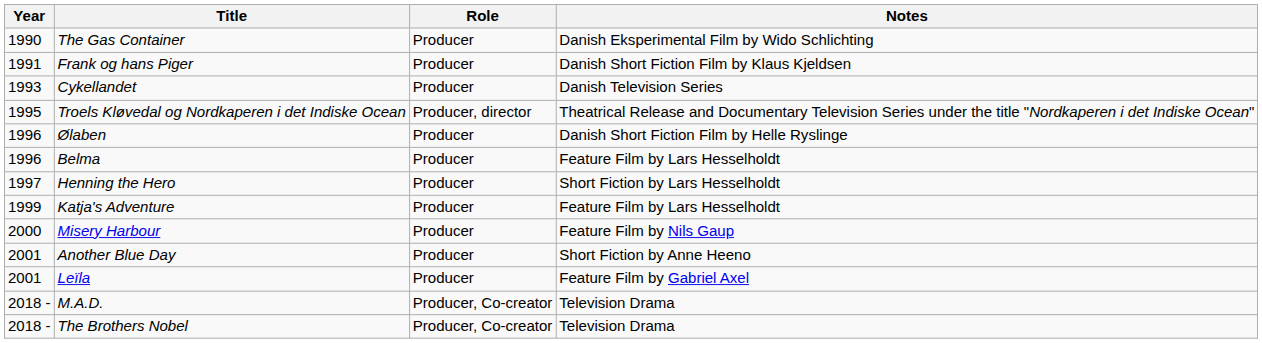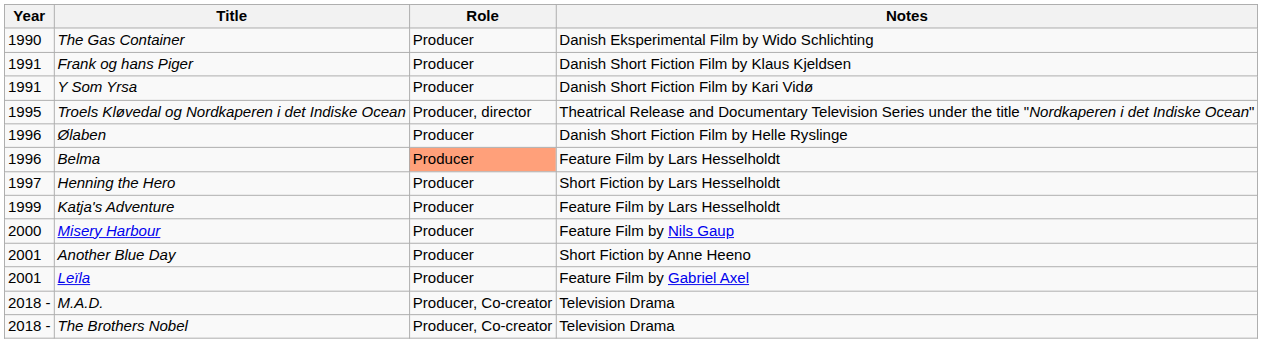+ row: (97, 87)
- row: (97, 87)
(443, 159) no background -> (443, 159) lightsalmon background
